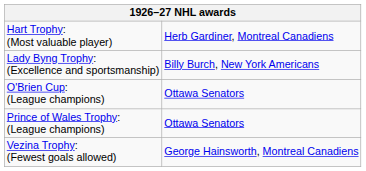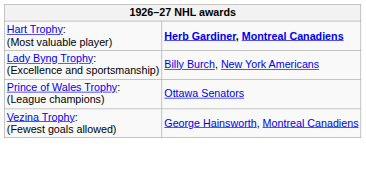(249, 36) normal -> (254, 36) bold
- row: (56, 94)
